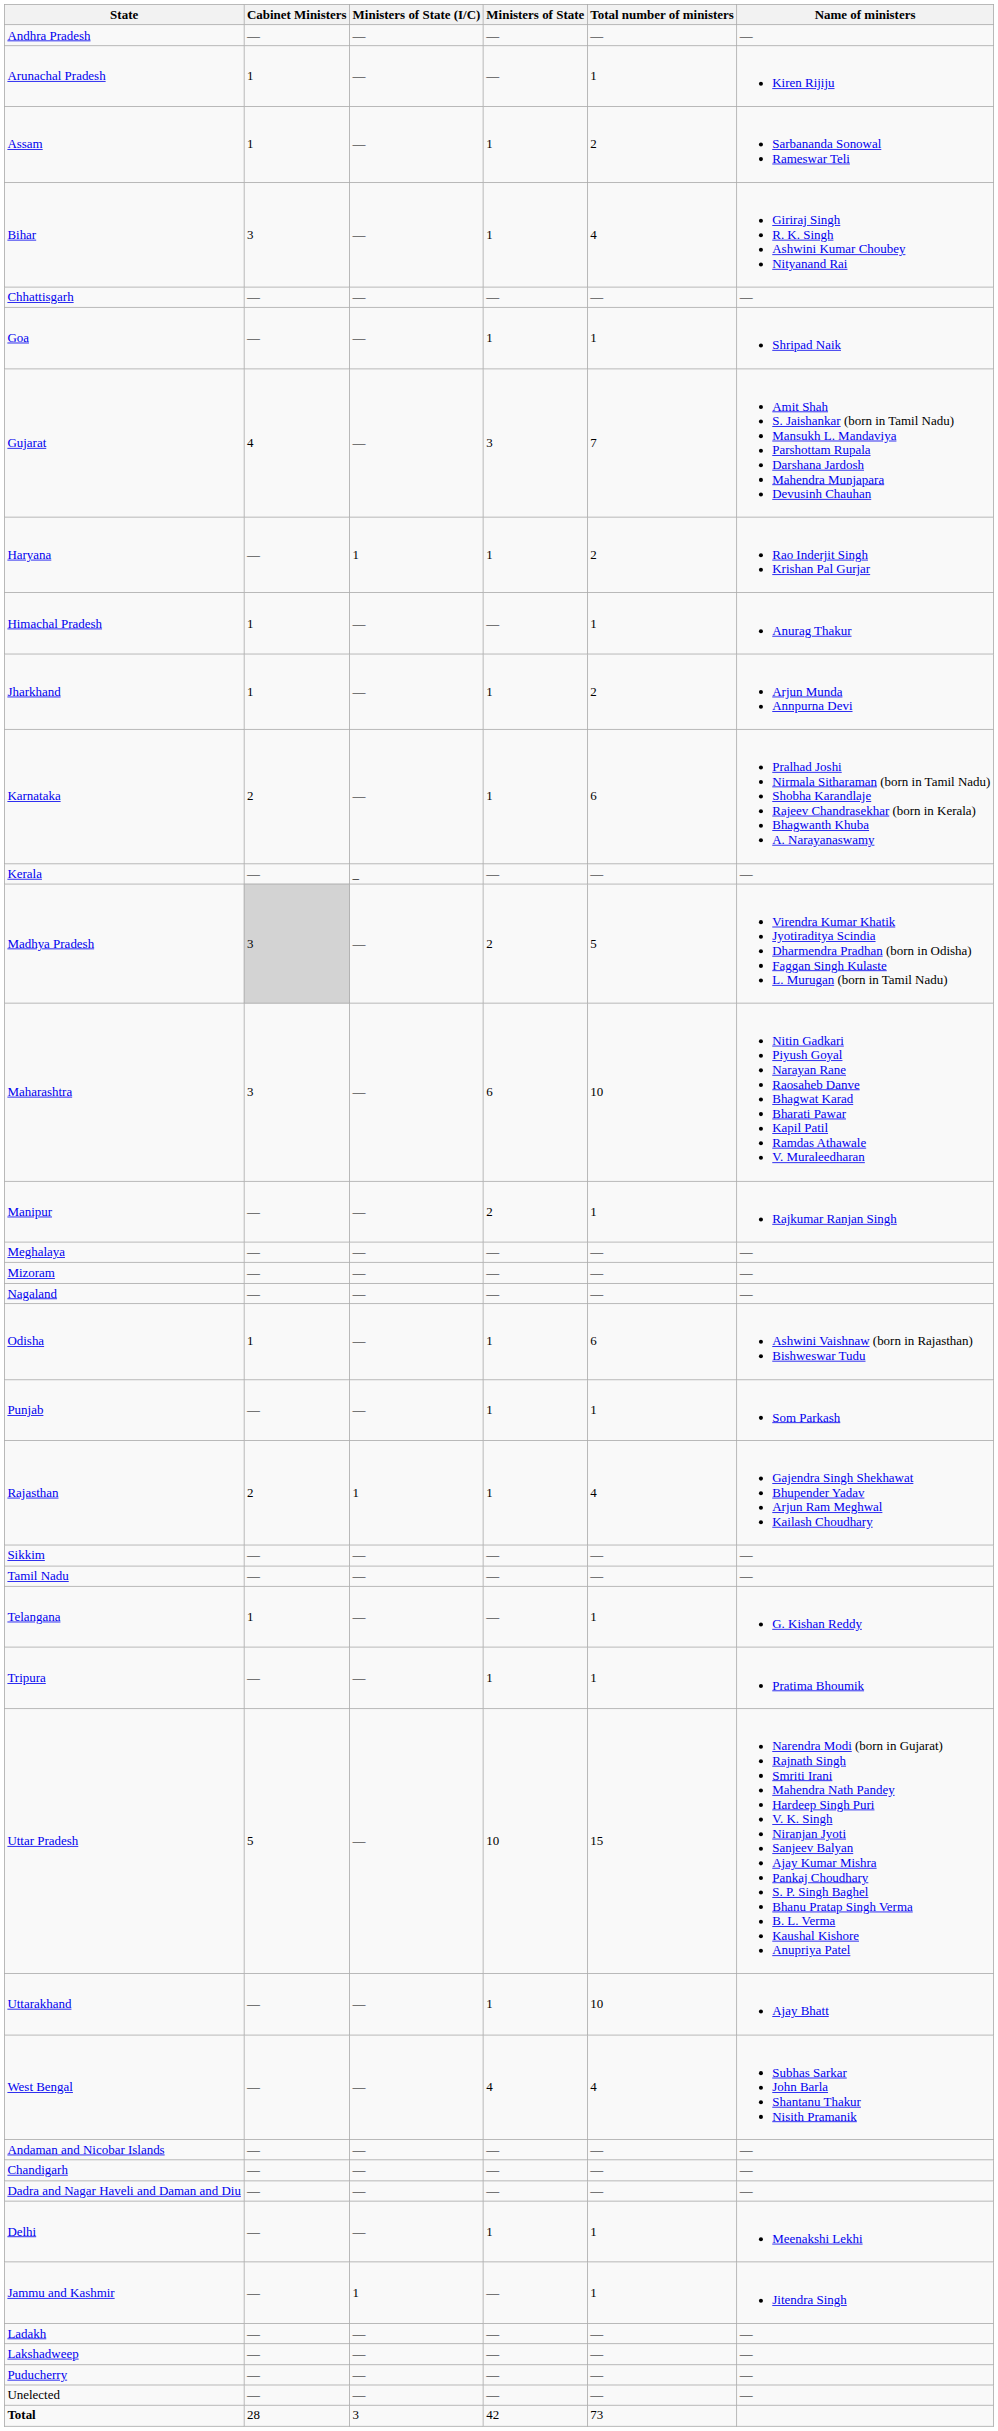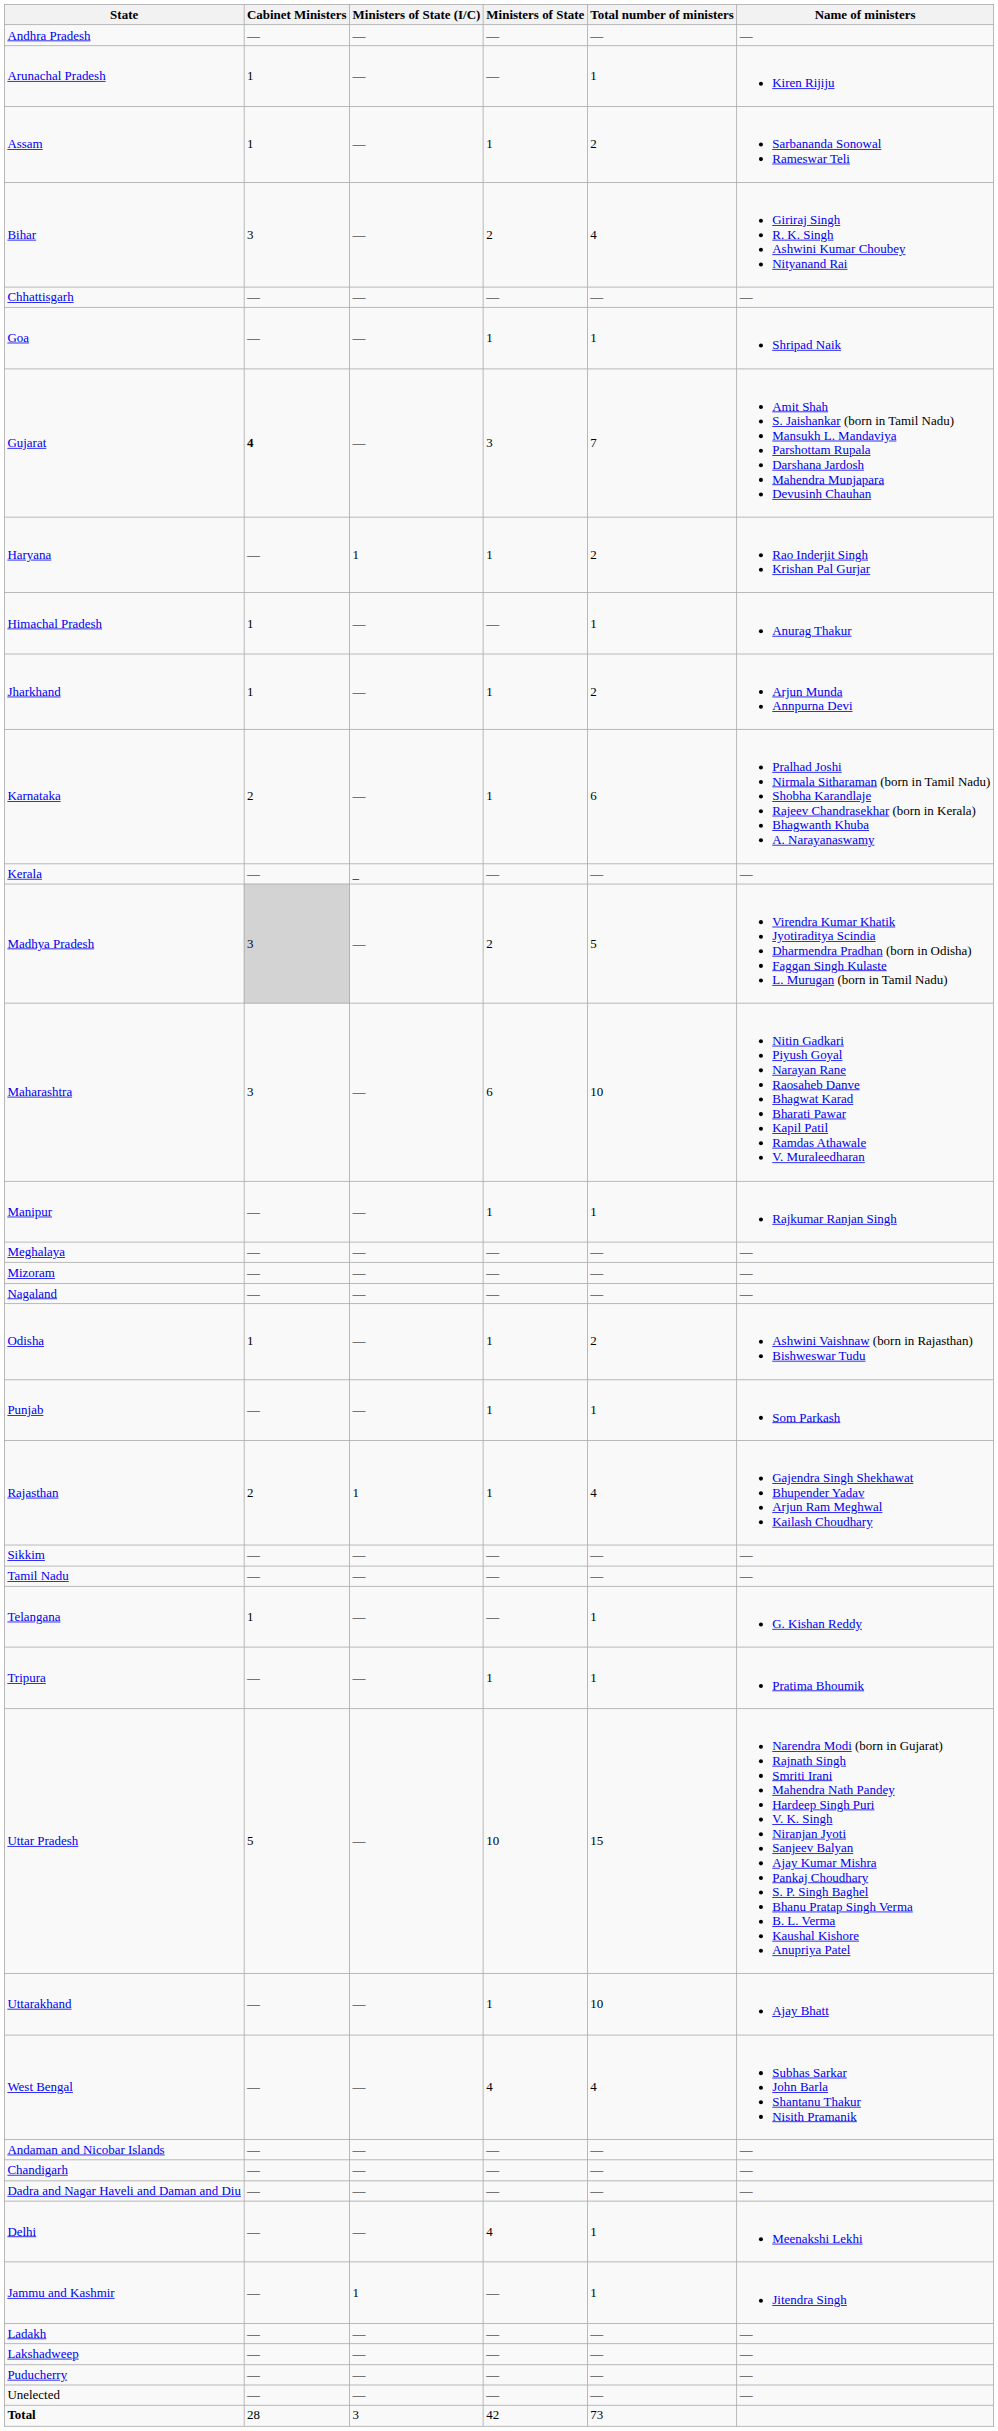(490, 234) 1 -> (490, 234) 2
(250, 442) normal -> (250, 442) bold
(490, 1211) 2 -> (490, 1211) 1
(593, 1341) 6 -> (593, 1341) 2
(490, 2231) 1 -> (490, 2231) 4
